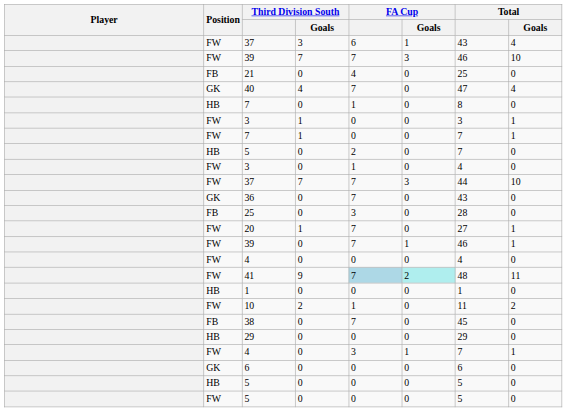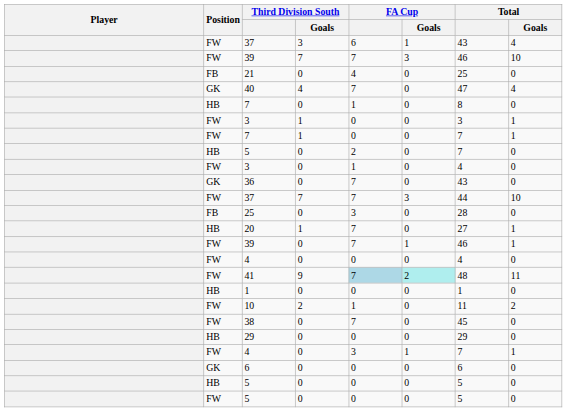rows swapped: (249, 197) <-> (249, 182)
(214, 228) FW -> (213, 228) HB
(212, 321) FB -> (214, 321) FW
